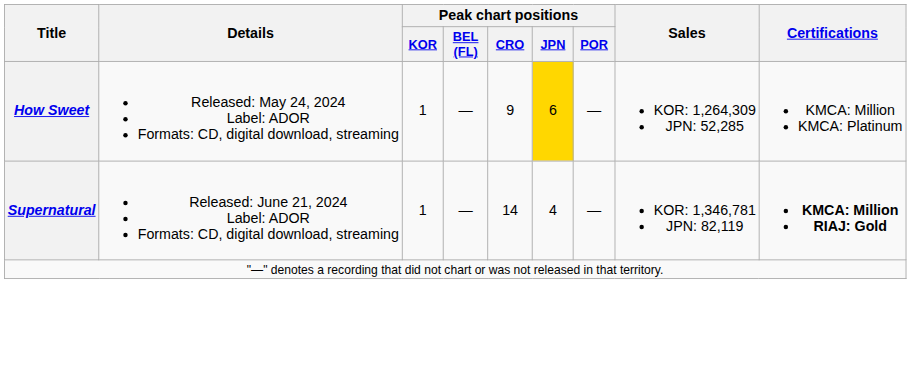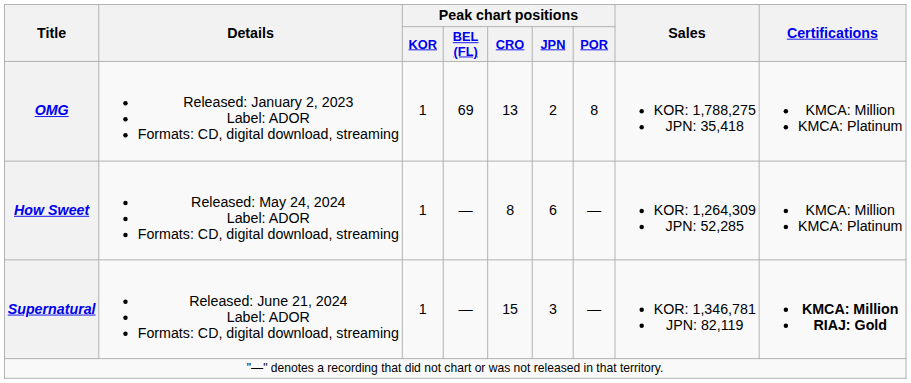+ row: (52, 111)
(510, 111) 9 -> (510, 210) 8
(553, 111) gold background -> (553, 210) no background
(510, 210) 14 -> (510, 309) 15
(553, 210) 4 -> (553, 309) 3
